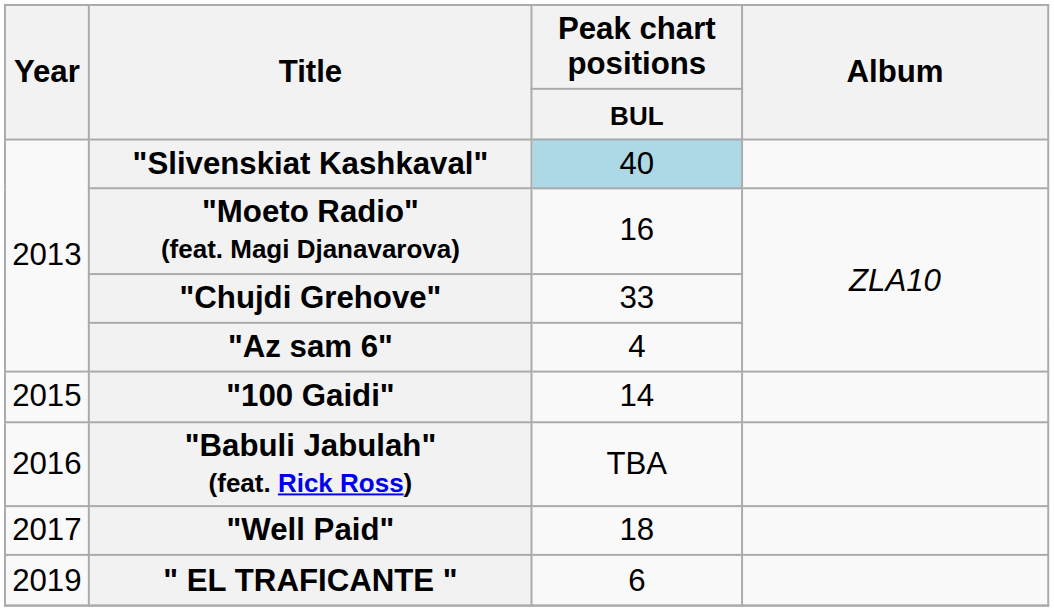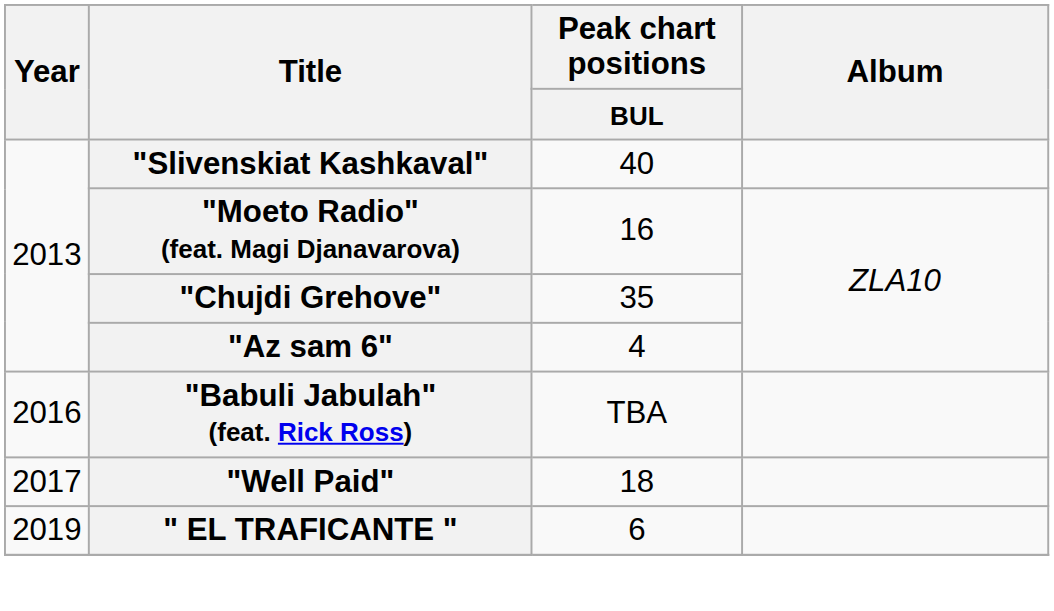(637, 163) lightblue background -> (637, 163) no background
(637, 297) 33 -> (637, 297) 35
- row: (310, 396)
